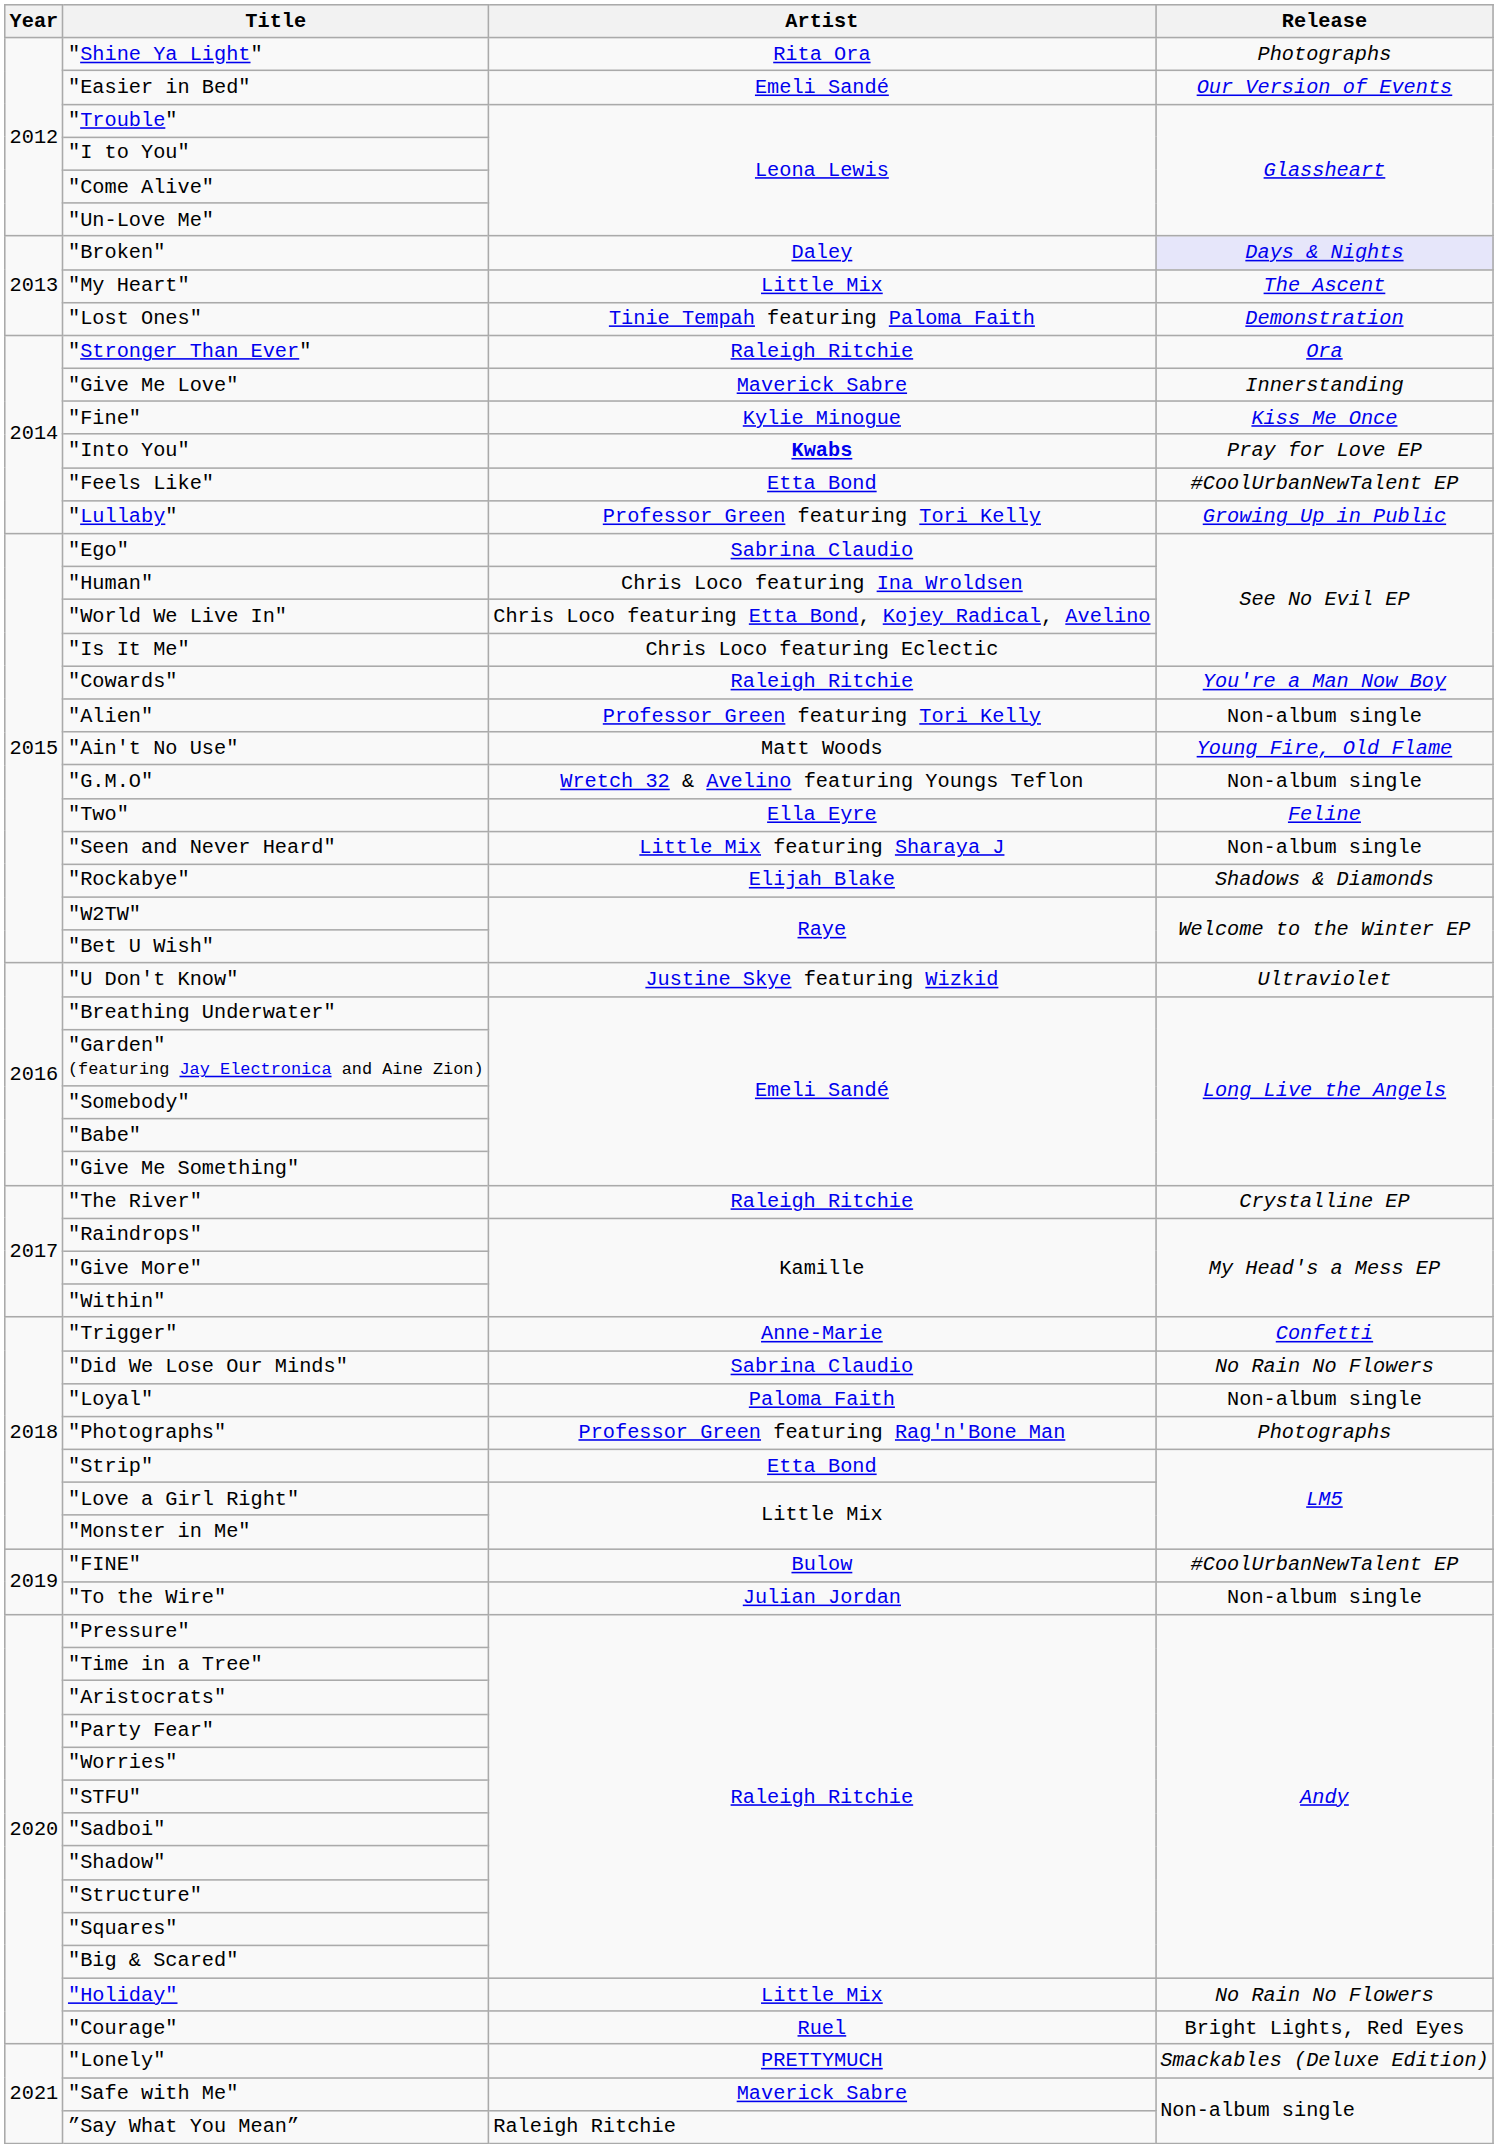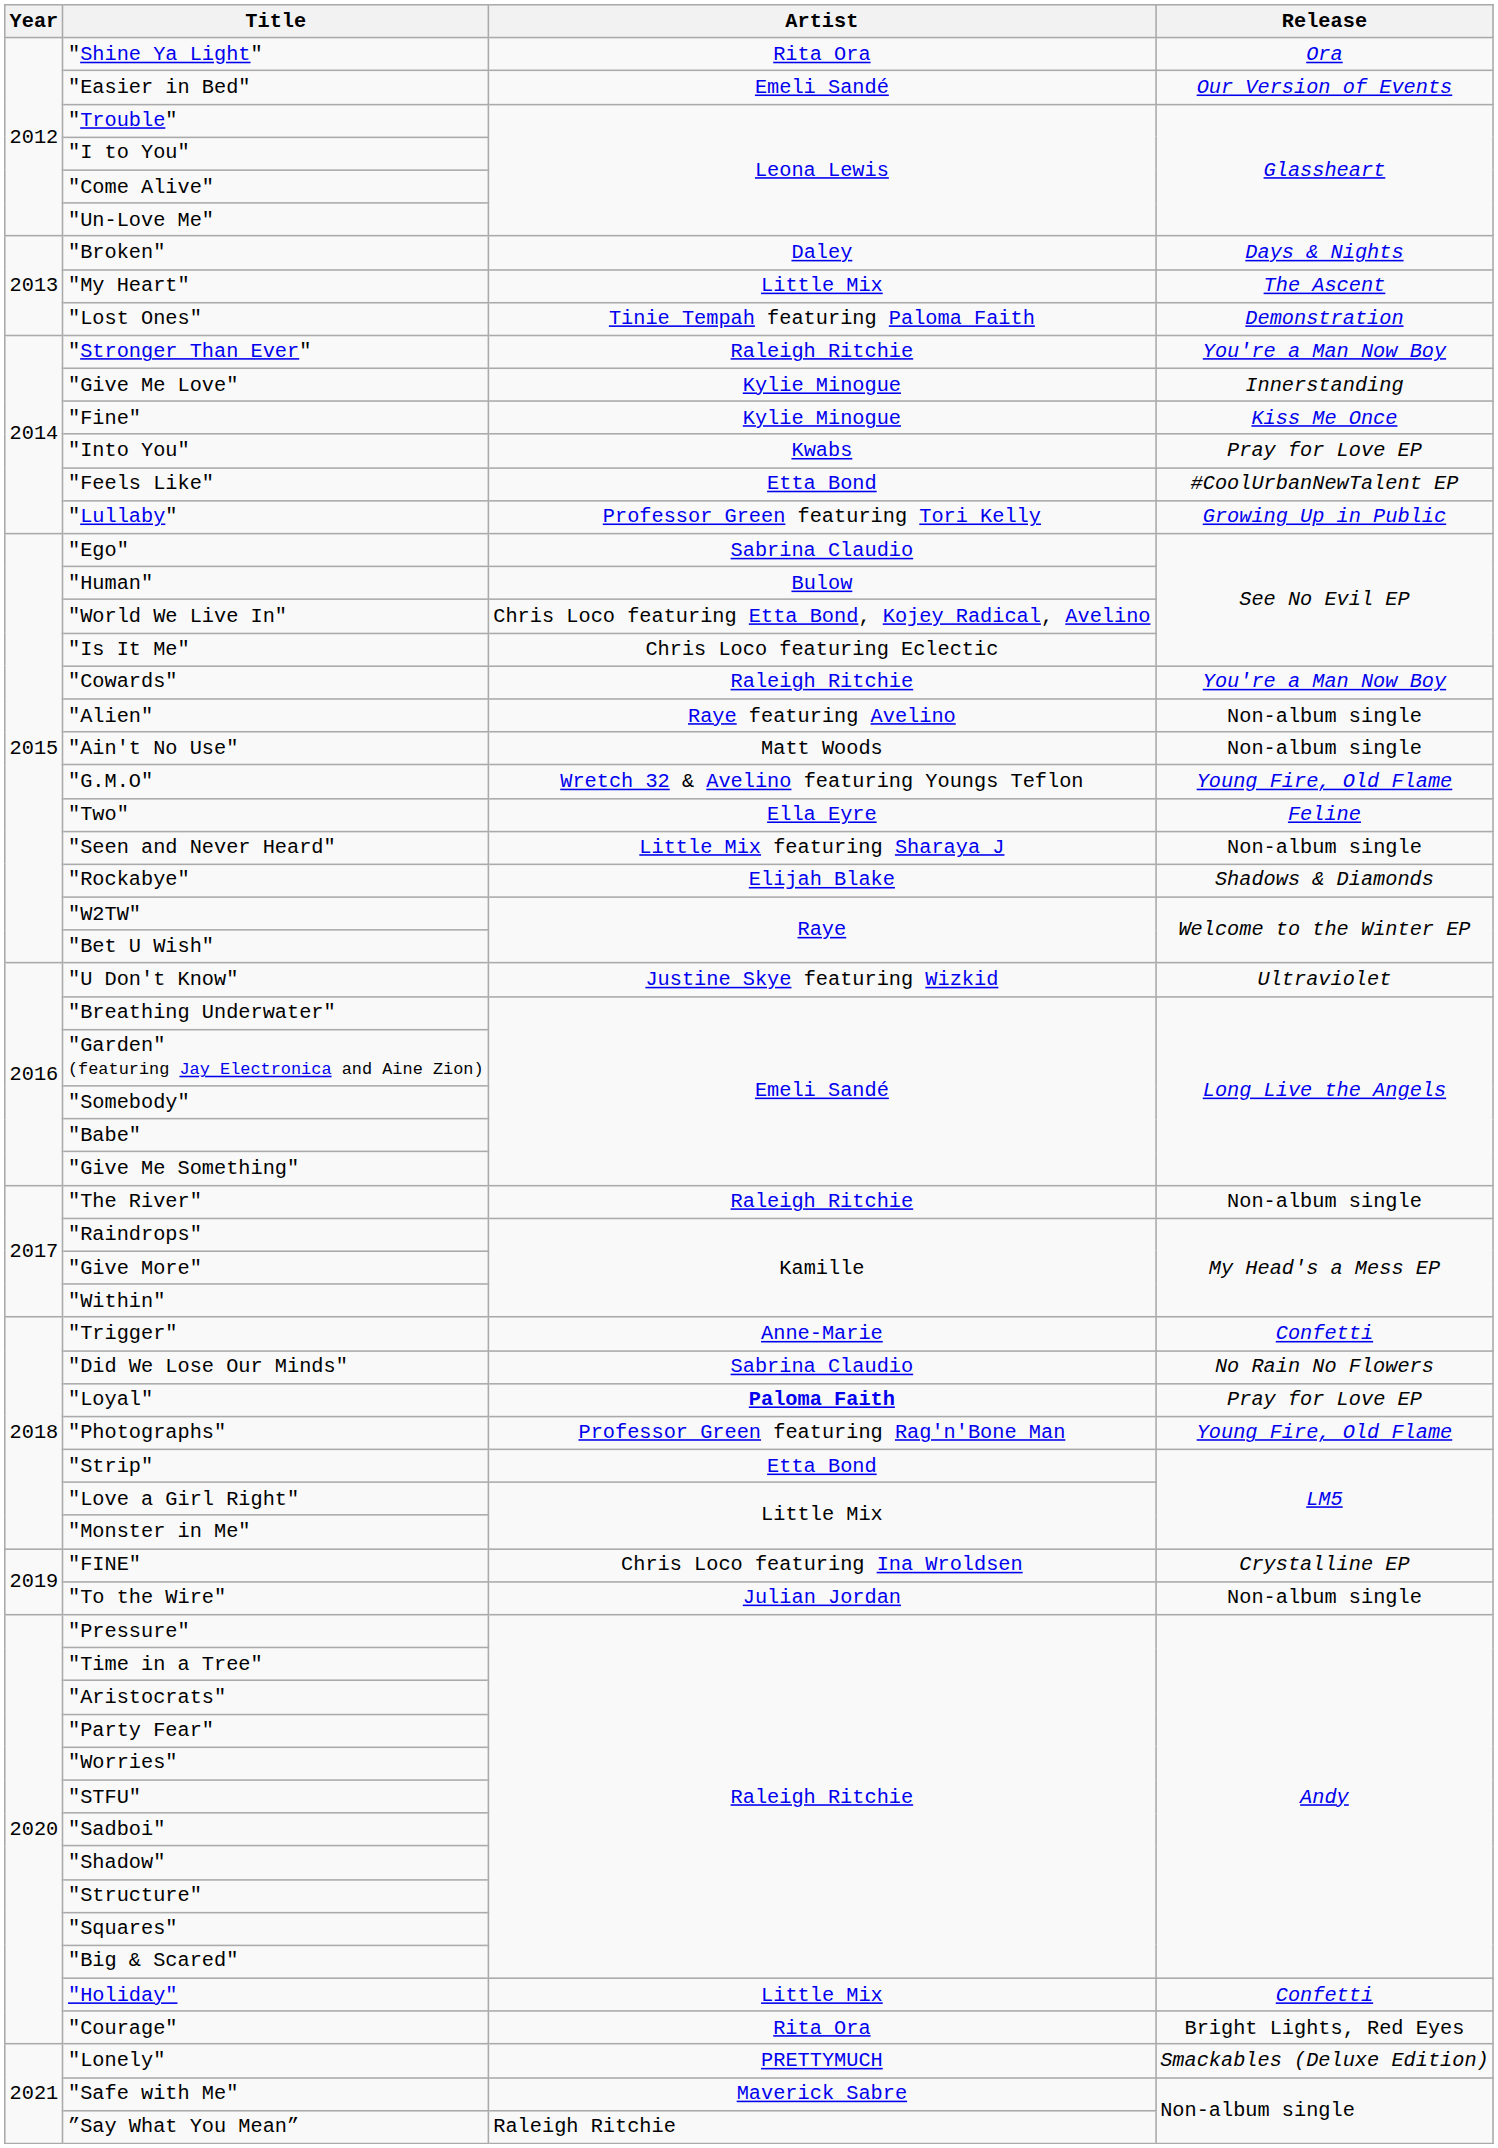(1324, 54) Photographs -> (1324, 54) Ora
(1324, 253) lavender background -> (1324, 253) no background
(1324, 352) Ora -> (1324, 352) You're a Man Now Boy
(822, 385) Maverick Sabre -> (822, 385) Kylie Minogue
(822, 451) bold -> (822, 451) normal
(822, 583) Chris Loco featuring Ina Wroldsen -> (822, 583) Bulow
(822, 715) Professor Green featuring Tori Kelly -> (822, 715) Raye featuring Avelino
(1324, 748) Young Fire, Old Flame -> (1324, 748) Non-album single
(1324, 782) Non-album single -> (1324, 782) Young Fire, Old Flame
(1324, 1202) Crystalline EP -> (1324, 1202) Non-album single
(822, 1400) normal -> (822, 1400) bold
(1324, 1400) Non-album single -> (1324, 1400) Pray for Love EP
(1324, 1433) Photographs -> (1324, 1433) Young Fire, Old Flame
(822, 1565) Bulow -> (822, 1565) Chris Loco featuring Ina Wroldsen
(1324, 1565) #CoolUrbanNewTalent EP -> (1324, 1565) Crystalline EP
(1324, 1995) No Rain No Flowers -> (1324, 1995) Confetti
(822, 2028) Ruel -> (822, 2028) Rita Ora
